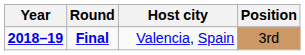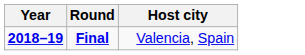- column: (269, 15)
